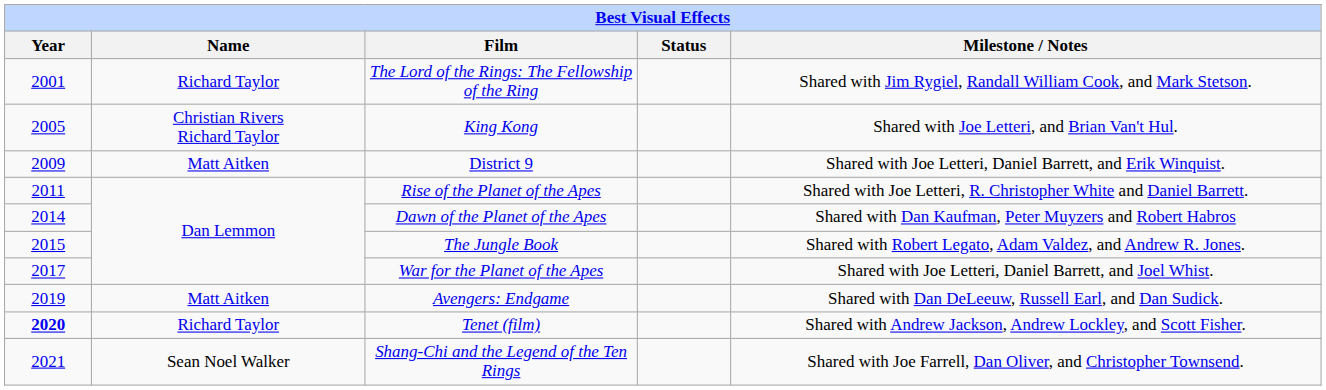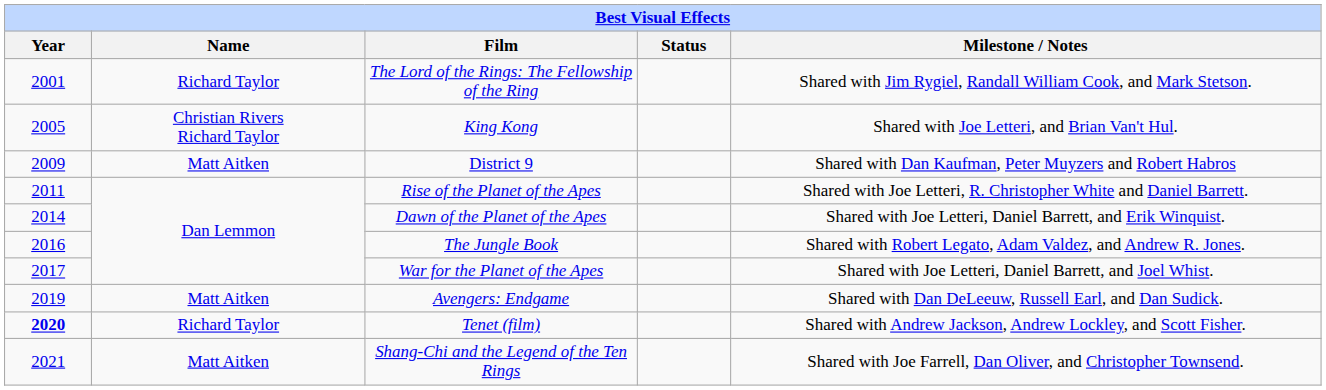(1026, 163) Shared with Joe Letteri, Daniel Barrett, and Erik Winquist. -> (1026, 163) Shared with Dan Kaufman, Peter Muyzers and Robert Habros
(1026, 217) Shared with Dan Kaufman, Peter Muyzers and Robert Habros -> (1026, 217) Shared with Joe Letteri, Daniel Barrett, and Erik Winquist.
(48, 244) 2015 -> (48, 244) 2016
(228, 361) Sean Noel Walker -> (228, 361) Matt Aitken
